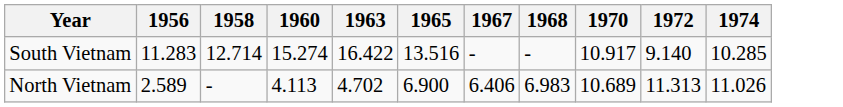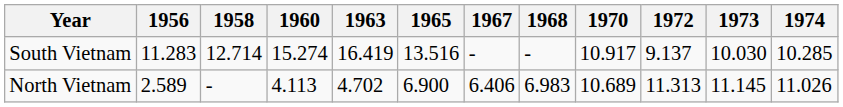+ column: (739, 20)
(365, 53) 16.422 -> (365, 53) 16.419
(669, 53) 9.140 -> (669, 53) 9.137
